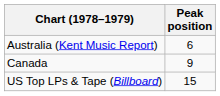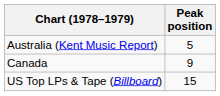(190, 44) 6 -> (190, 44) 5
